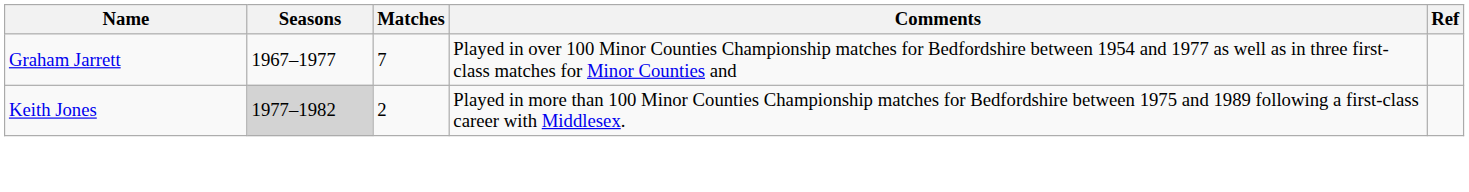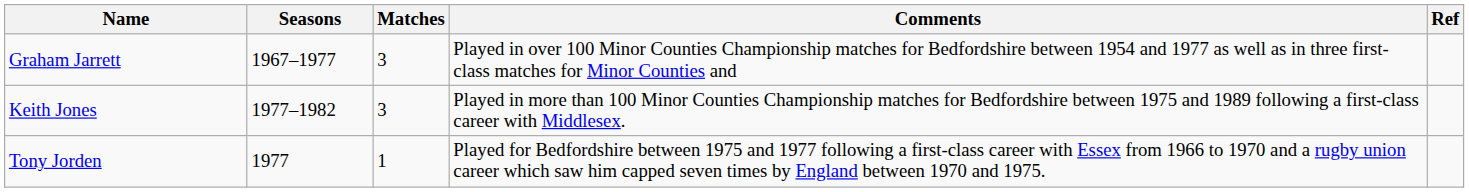(382, 59) 7 -> (382, 59) 3
(294, 110) lightgrey background -> (294, 110) no background
(382, 110) 2 -> (382, 110) 3
+ row: (55, 161)
